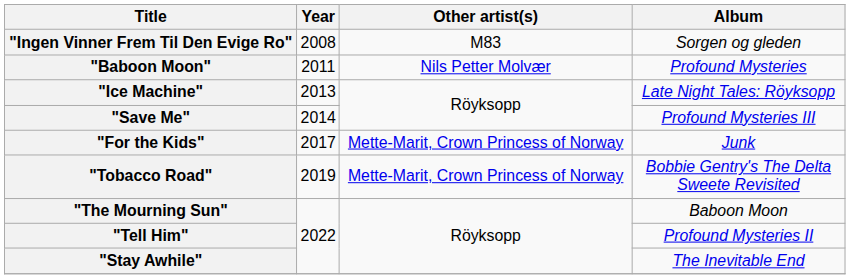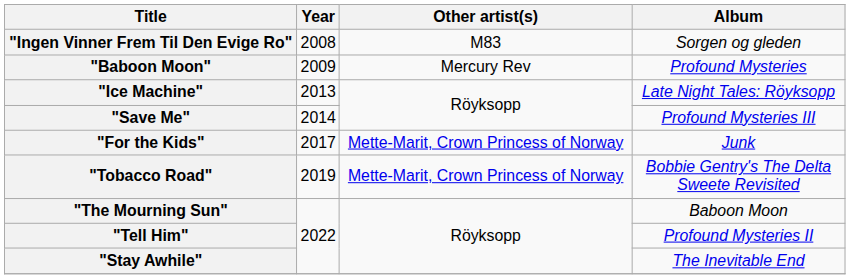(318, 67) 2011 -> (318, 67) 2009
(486, 67) Nils Petter Molvær -> (486, 67) Mercury Rev
